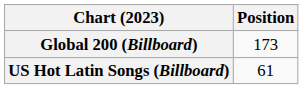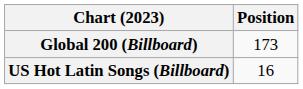(266, 70) 61 -> (266, 70) 16
